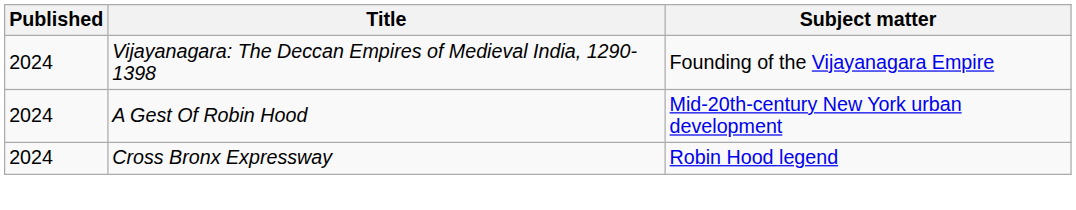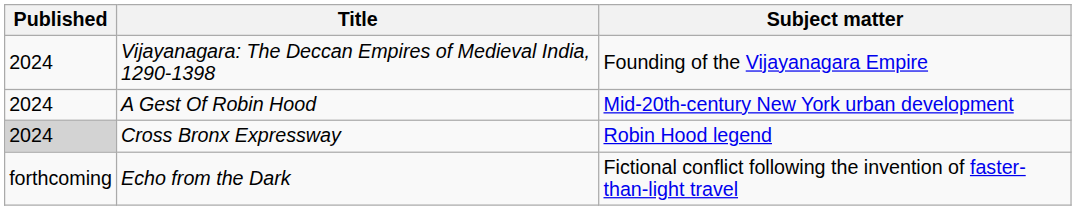(31, 158) no background -> (31, 135) lightgrey background
+ row: (206, 178)
